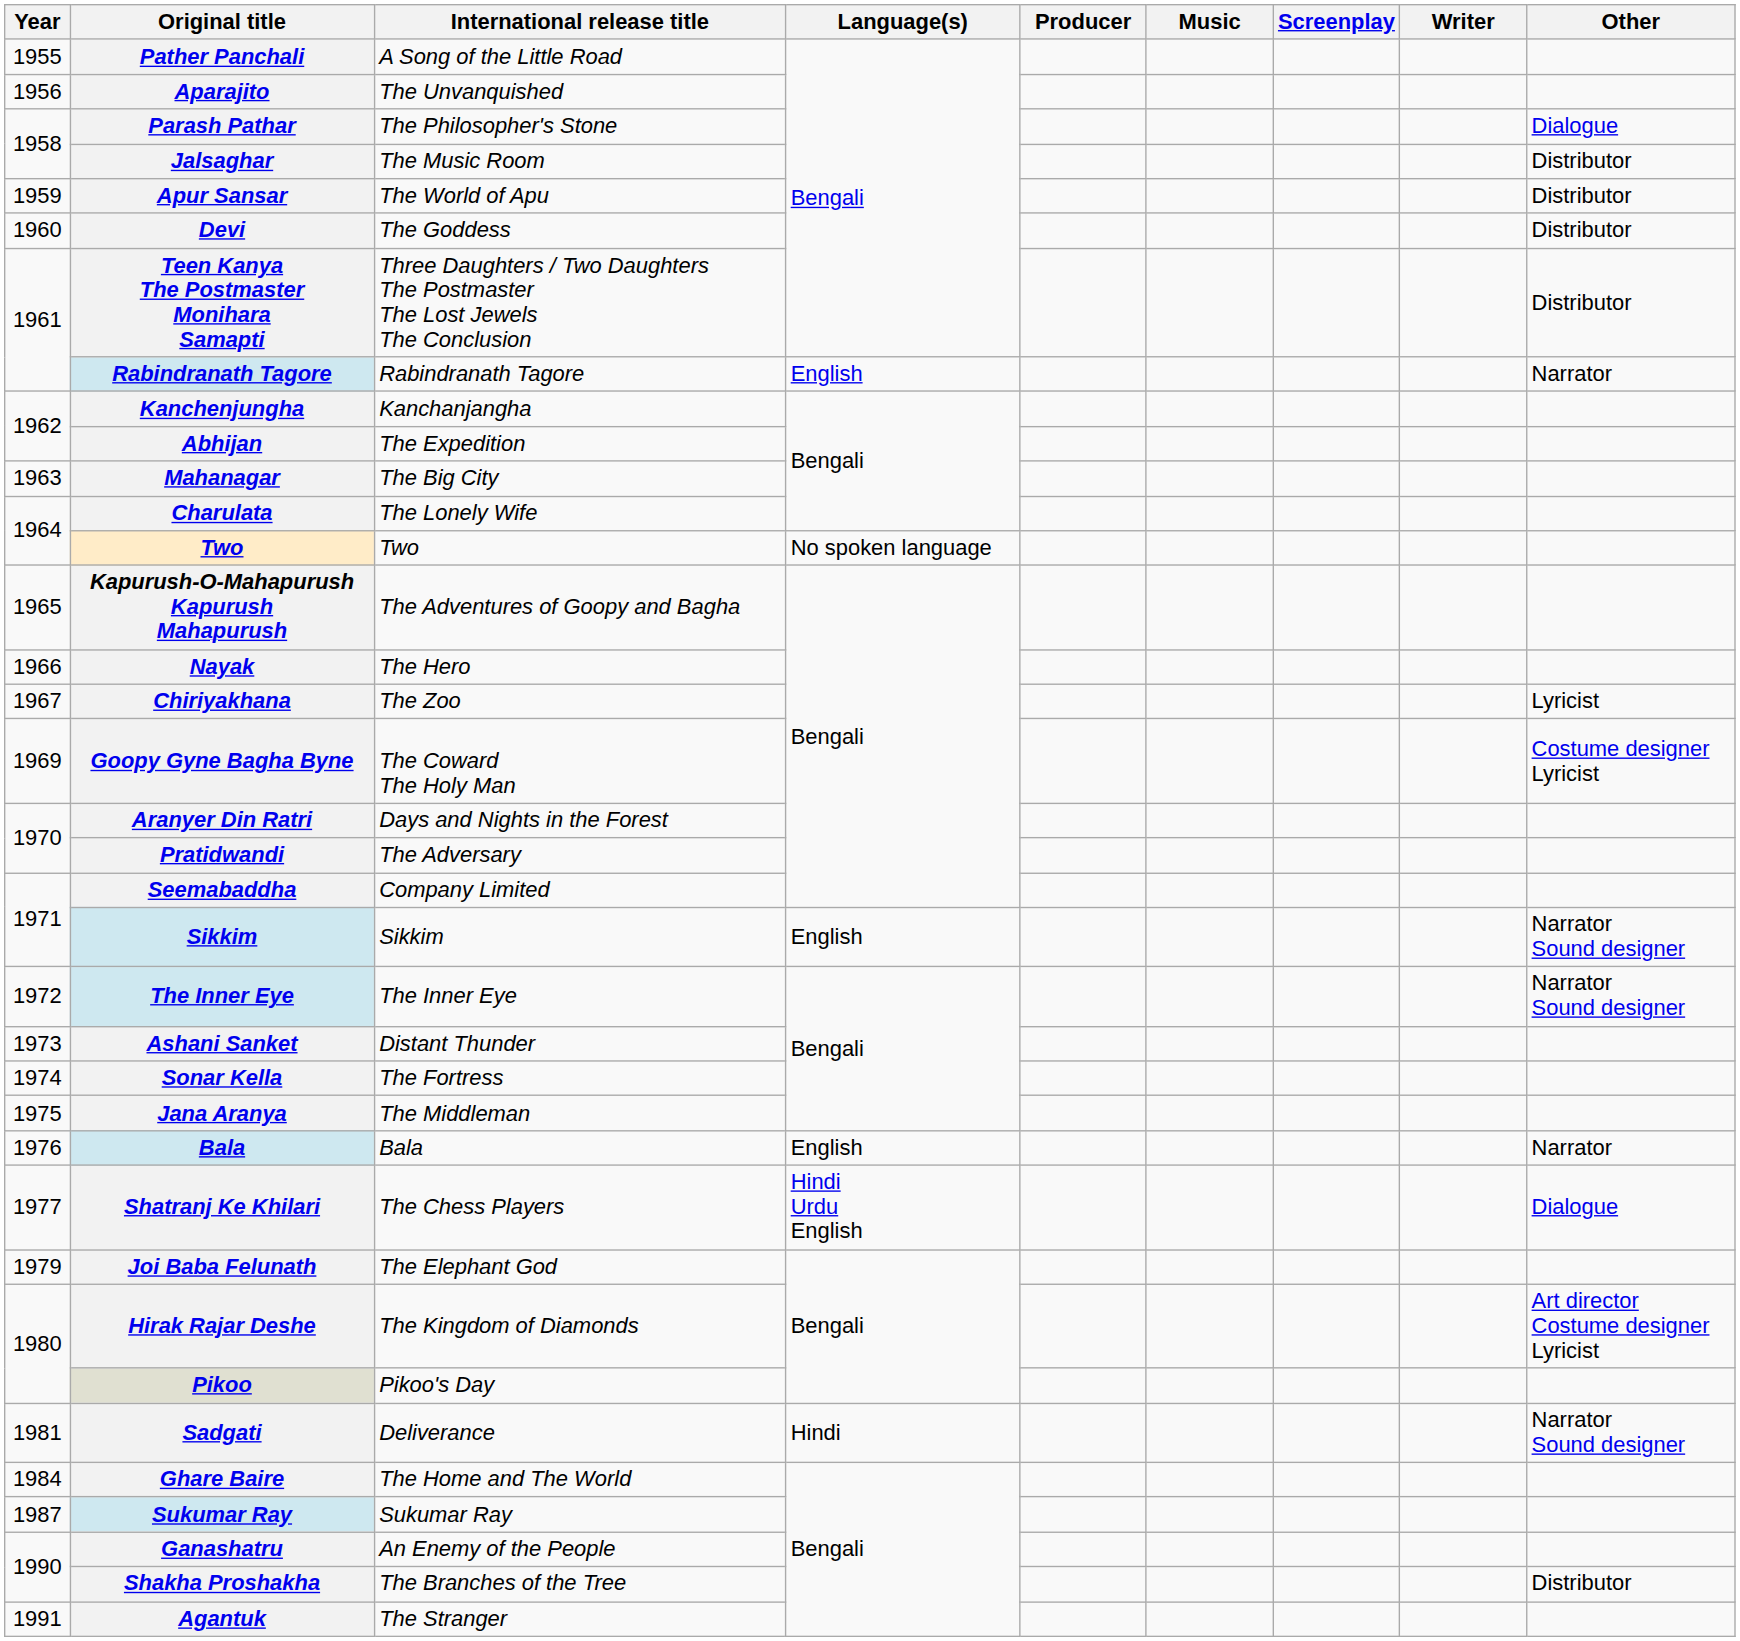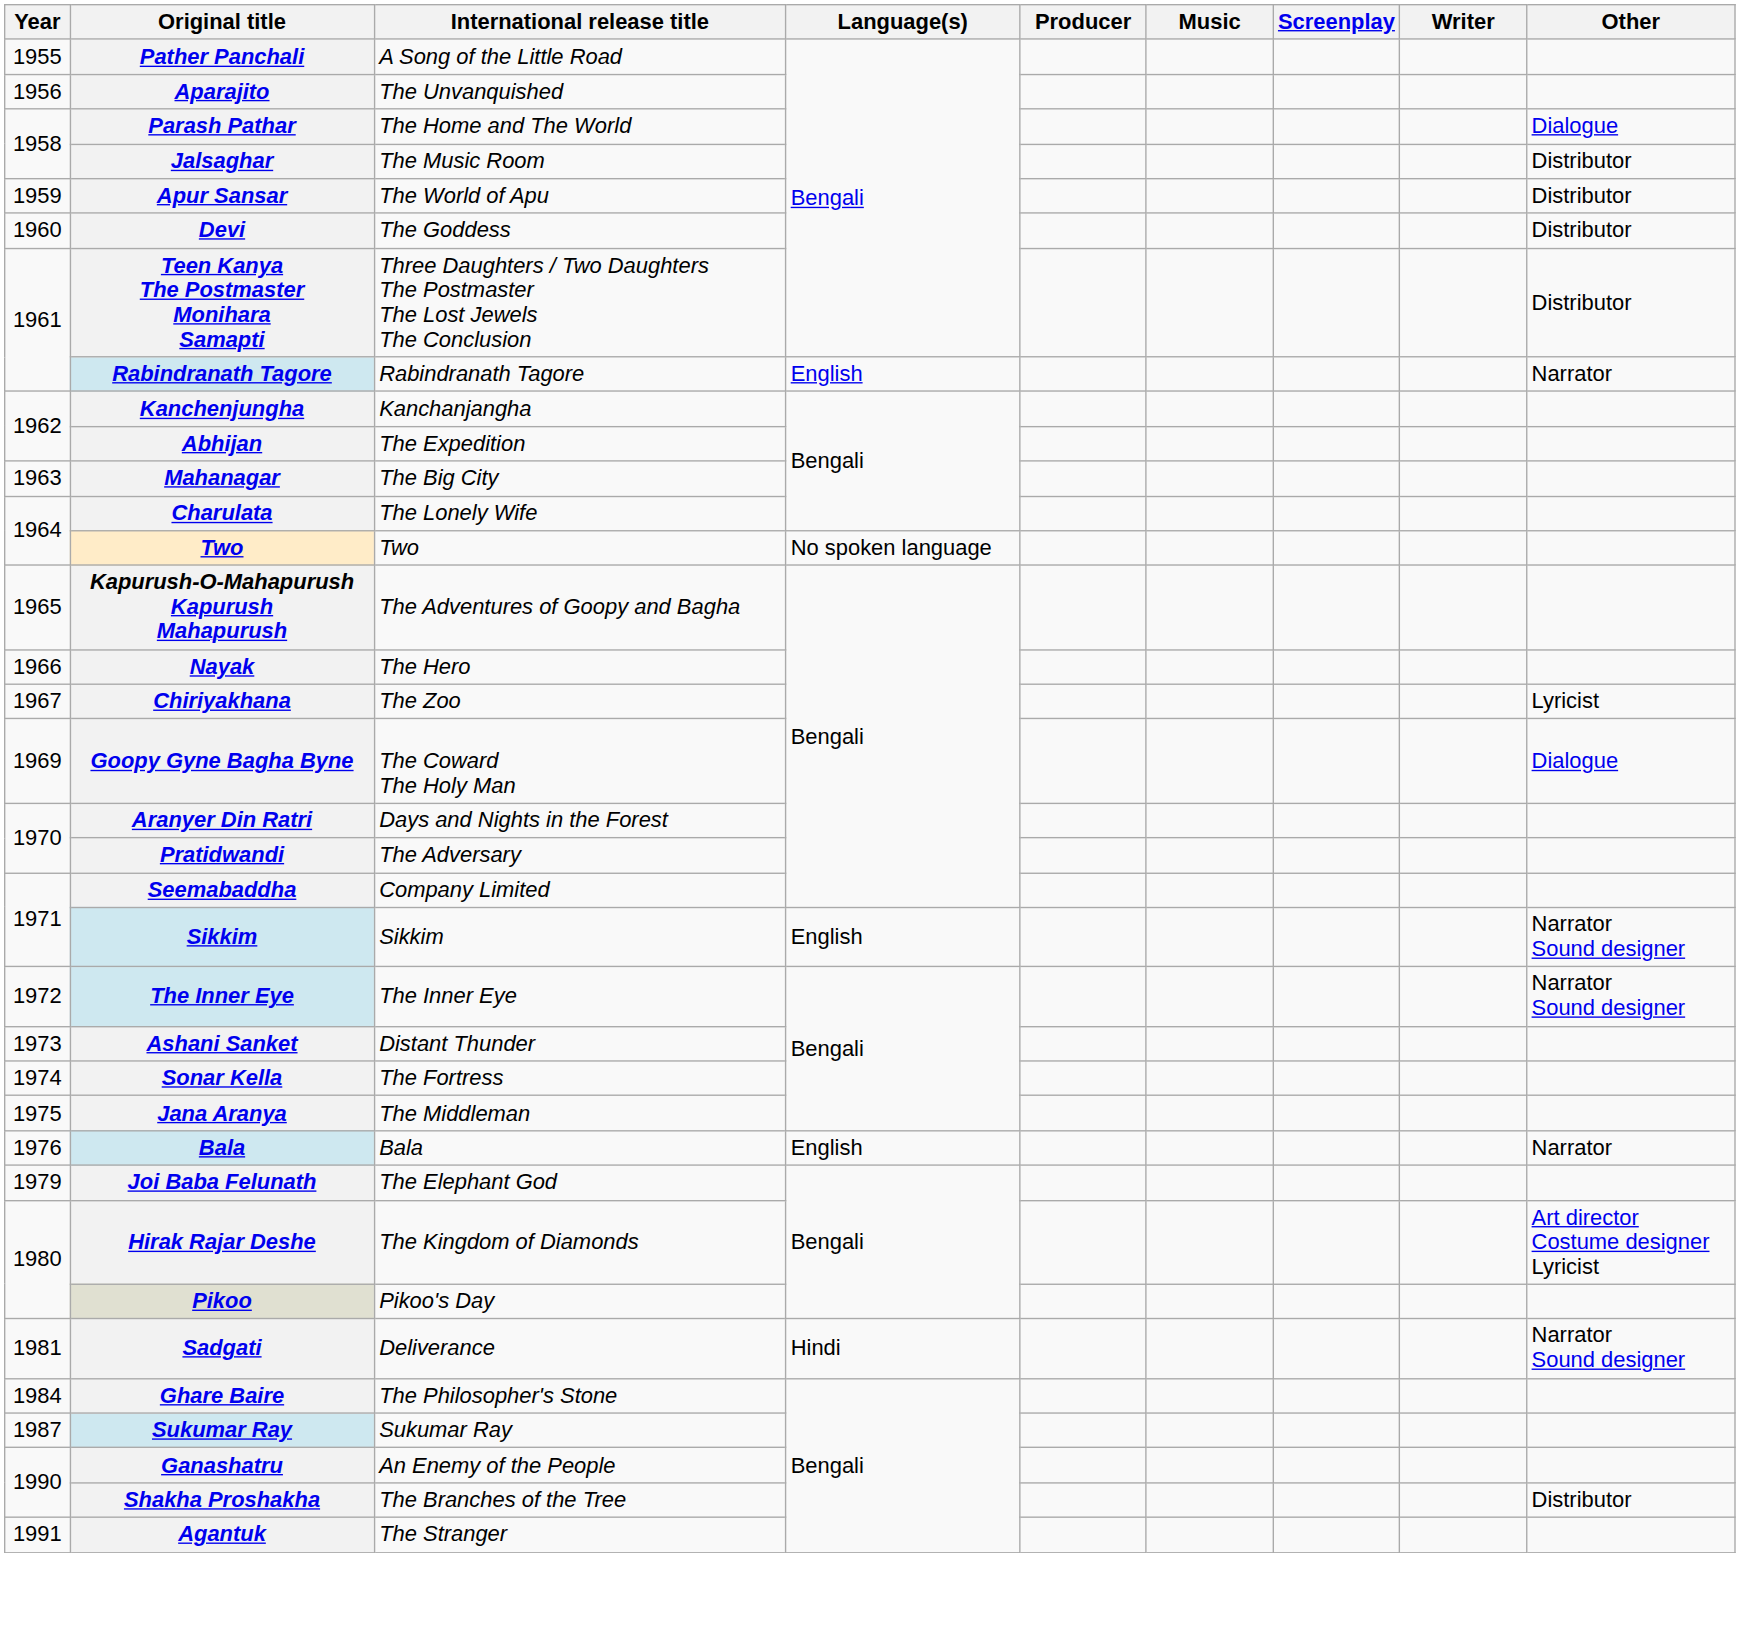(498, 126) The Philosopher's Stone -> (505, 126) The Home and The World
(1621, 760) Costume designer Lyricist -> (1575, 760) Dialogue
- row: (222, 1207)
(505, 1479) The Home and The World -> (498, 1395) The Philosopher's Stone
